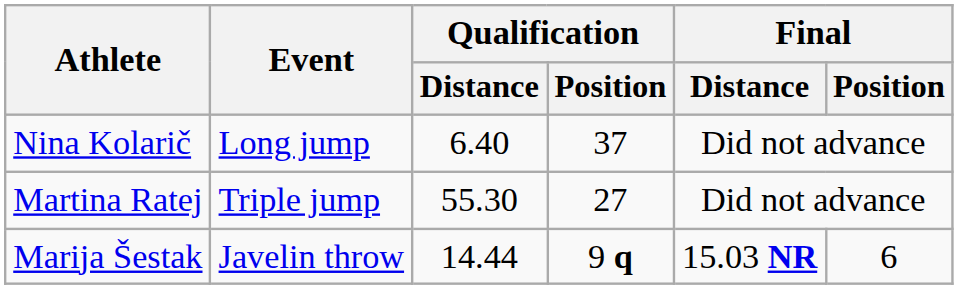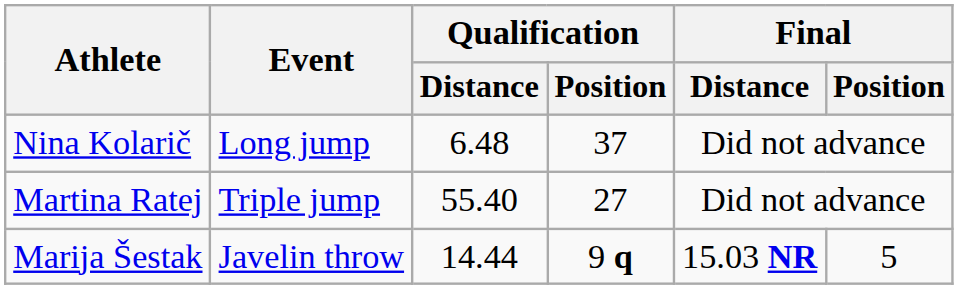(479, 143) 6.40 -> (479, 143) 6.48
(479, 199) 55.30 -> (479, 199) 55.40
(889, 256) 6 -> (889, 256) 5
